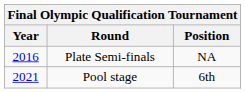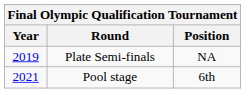(26, 56) 2016 -> (26, 56) 2019
